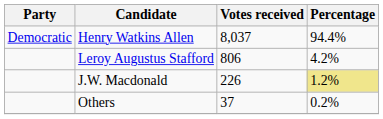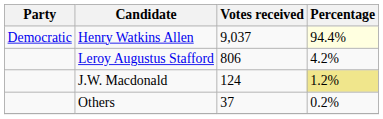(236, 37) 8,037 -> (236, 37) 9,037
(328, 37) no background -> (328, 37) lightyellow background
(231, 80) 226 -> (231, 80) 124
